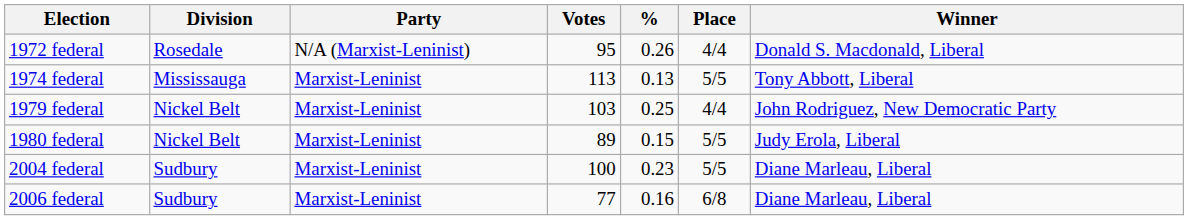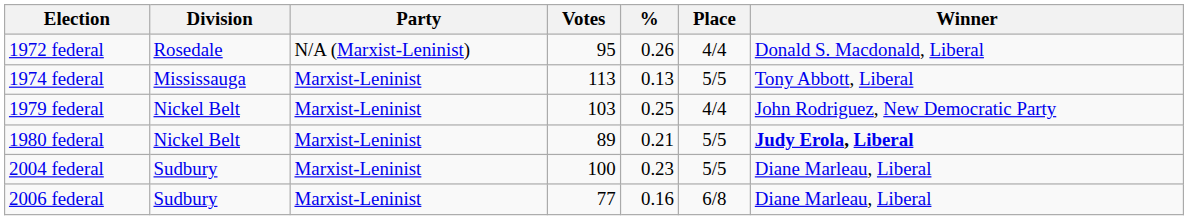(657, 139) 0.15 -> (657, 139) 0.21
(827, 139) normal -> (834, 139) bold
